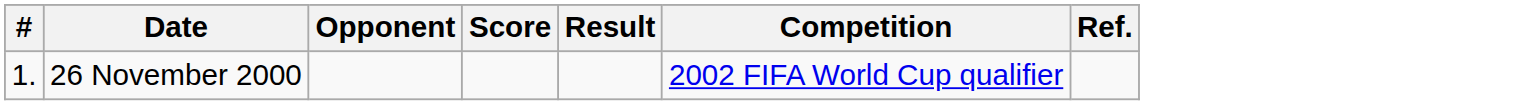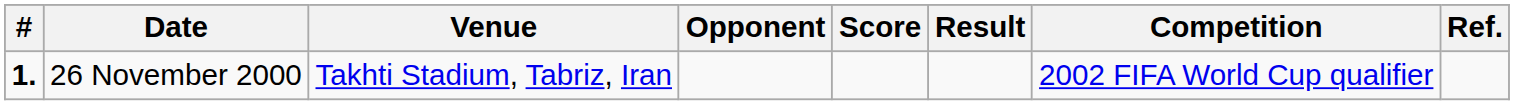+ column: (494, 27)
(24, 74) normal -> (24, 74) bold
